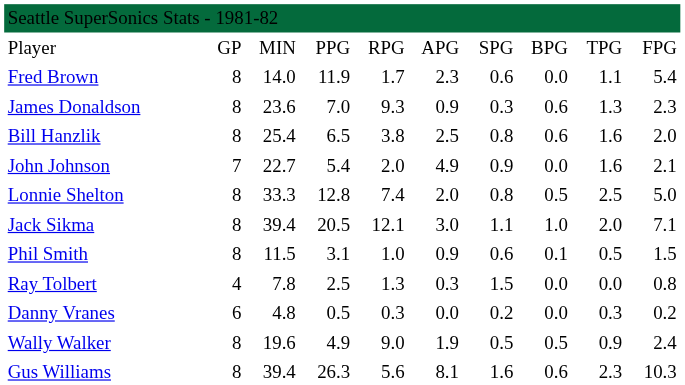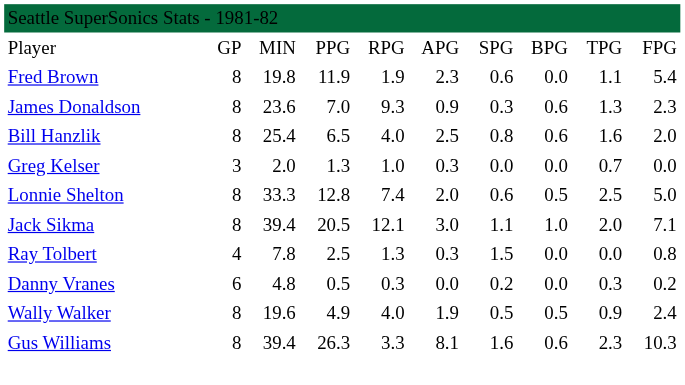(279, 77) 14.0 -> (279, 77) 19.8
(393, 77) 1.7 -> (393, 77) 1.9
(393, 136) 3.8 -> (393, 136) 4.0
+ row: (54, 165)
- row: (59, 165)
(502, 195) 0.8 -> (502, 195) 0.6
- row: (48, 254)
(393, 342) 9.0 -> (393, 313) 4.0
(393, 372) 5.6 -> (393, 342) 3.3
